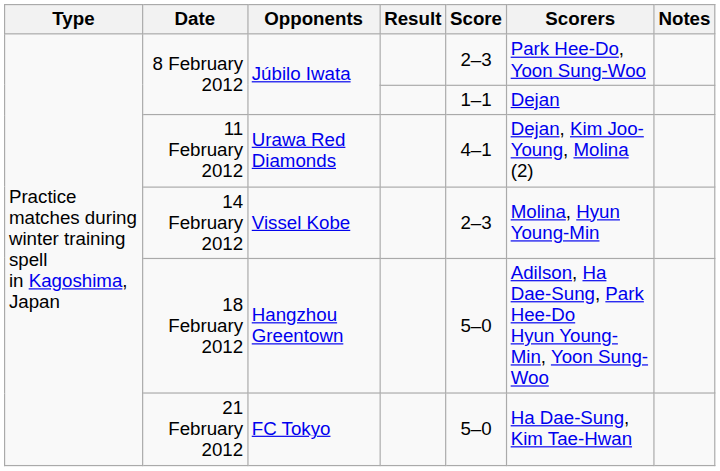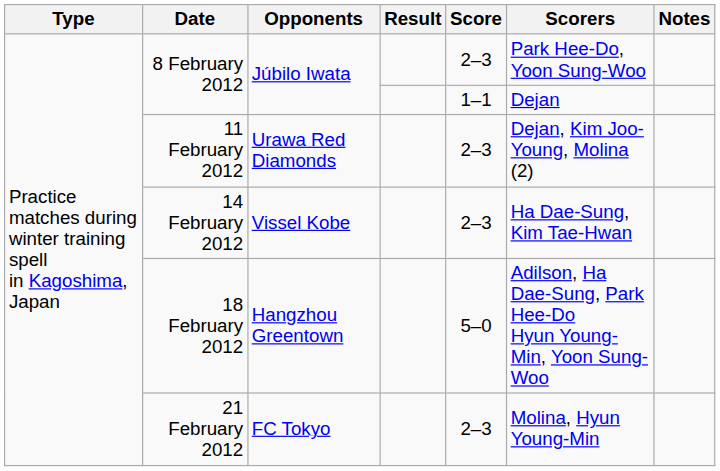(476, 150) 4–1 -> (476, 150) 2–3
(565, 222) Molina, Hyun Young-Min -> (571, 222) Ha Dae-Sung, Kim Tae-Hwan
(476, 429) 5–0 -> (476, 429) 2–3
(571, 429) Ha Dae-Sung, Kim Tae-Hwan -> (565, 429) Molina, Hyun Young-Min
